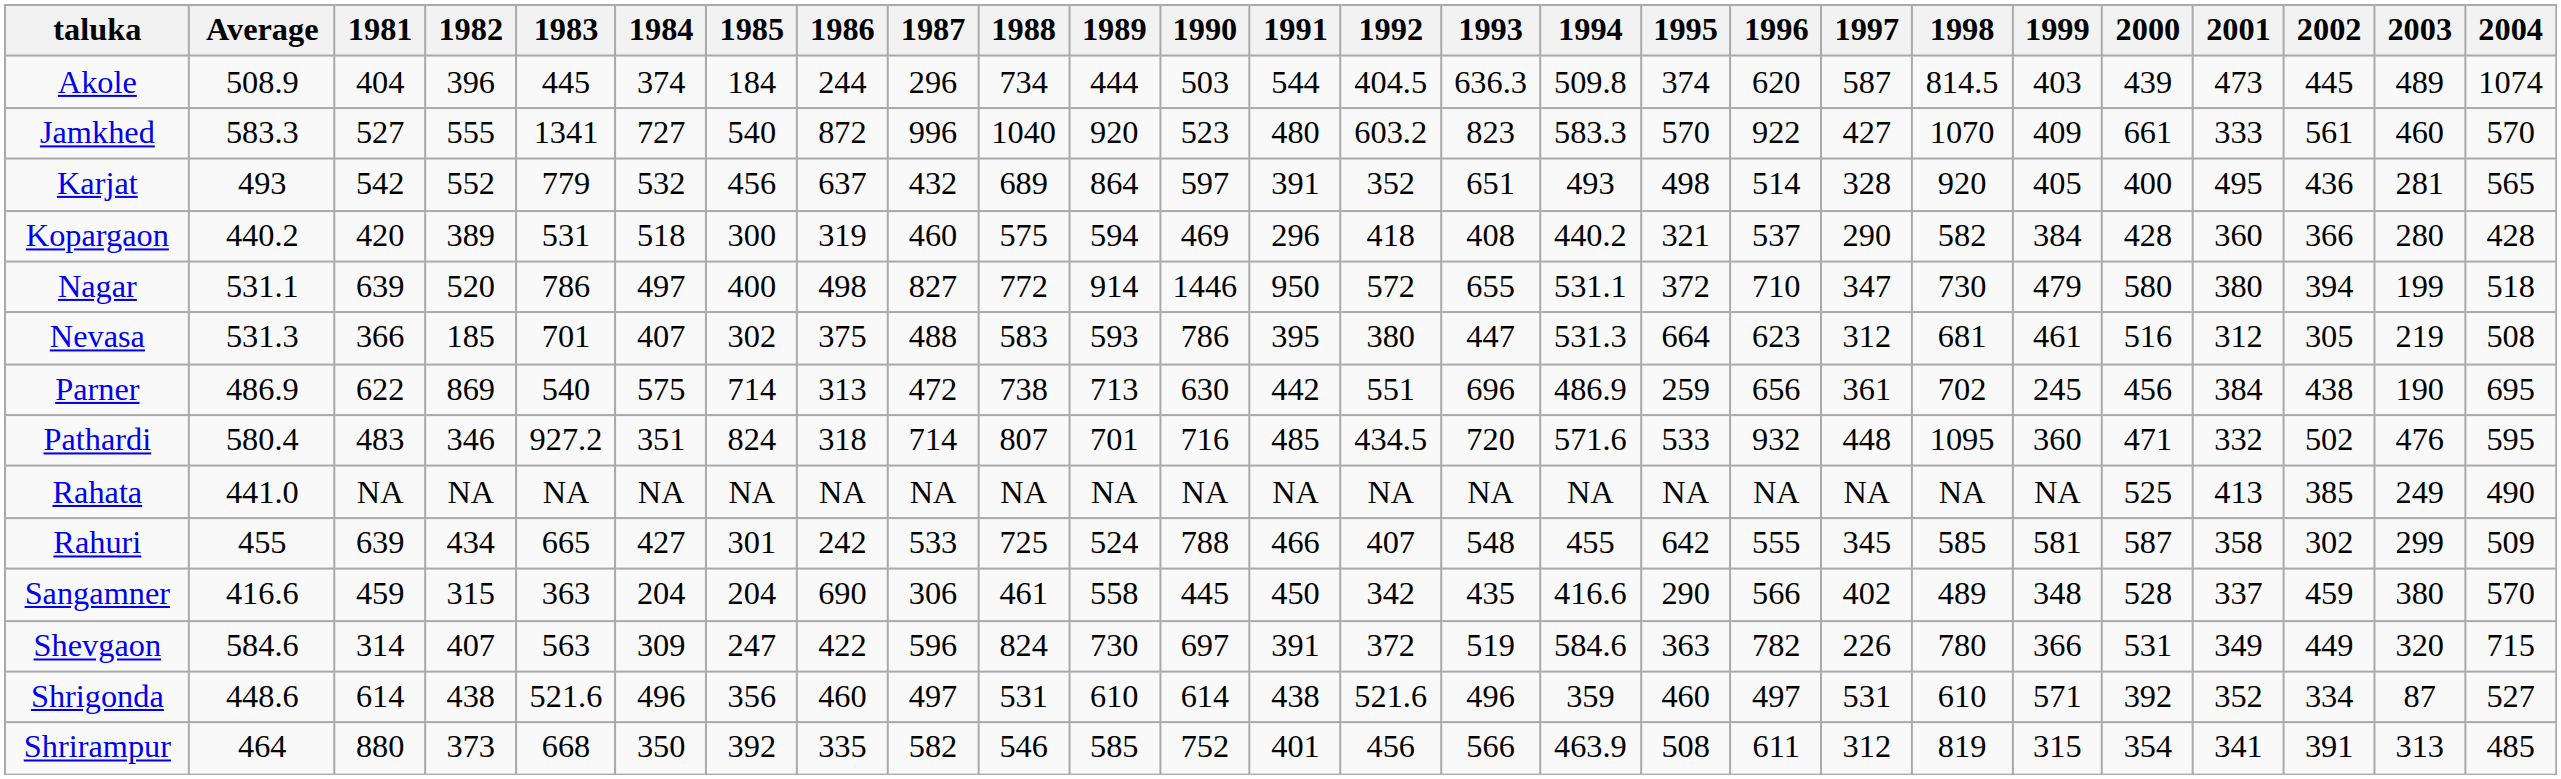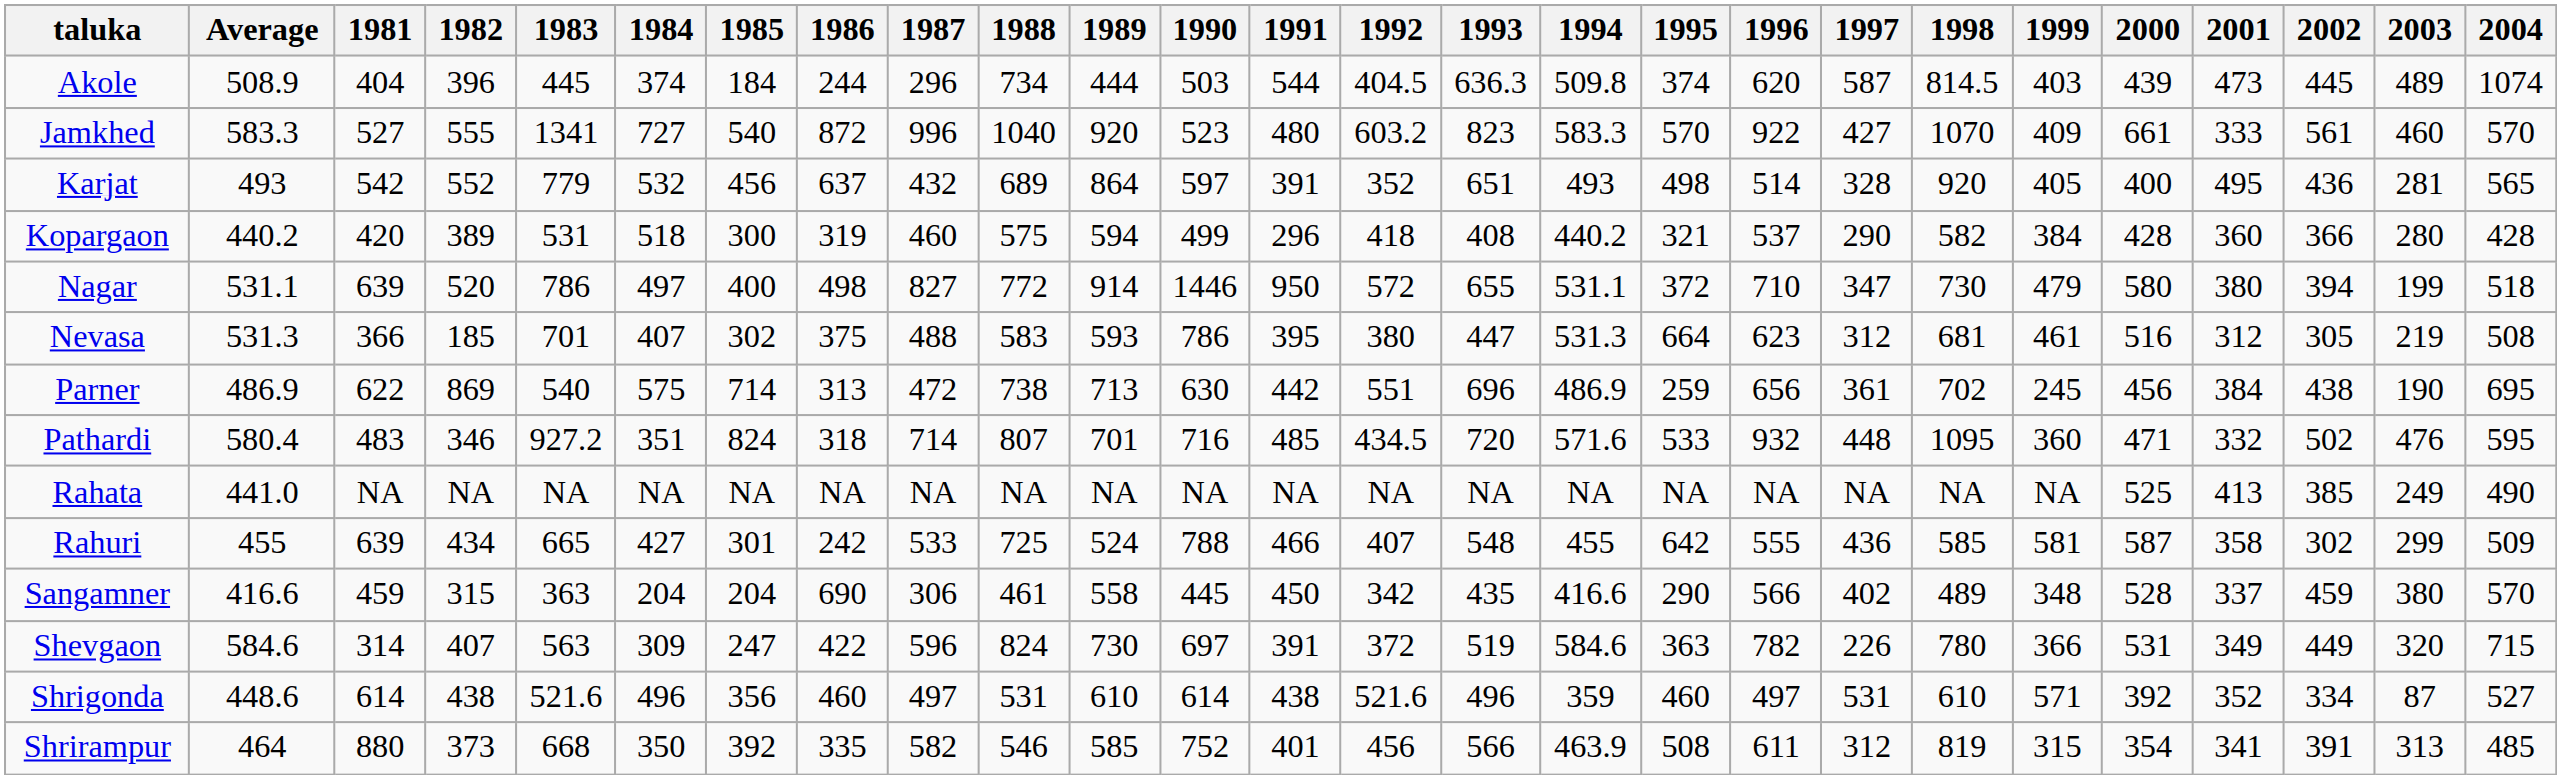(1205, 235) 469 -> (1205, 235) 499
(1867, 542) 345 -> (1867, 542) 436
